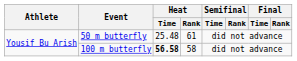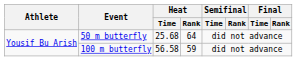(167, 36) 25.48 -> (167, 36) 25.68
(192, 36) 61 -> (192, 36) 64
(167, 49) bold -> (167, 49) normal
(192, 49) 58 -> (192, 49) 59
